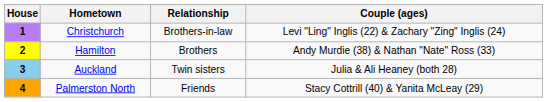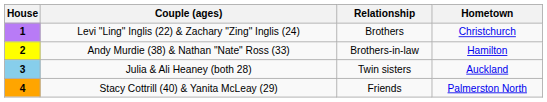columns swapped: (394, 14) <-> (95, 14)
(198, 32) Brothers-in-law -> (385, 32) Brothers
(198, 51) Brothers -> (385, 51) Brothers-in-law
